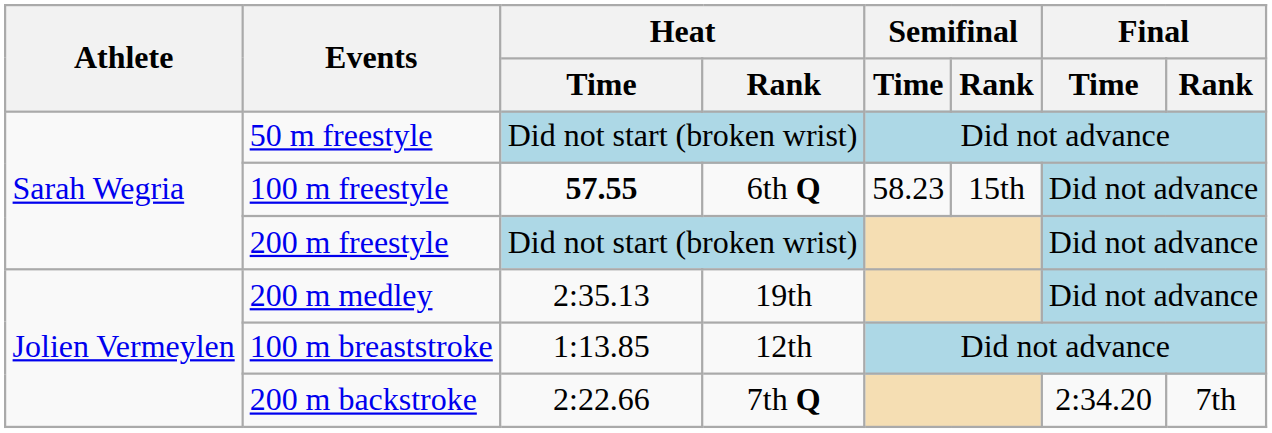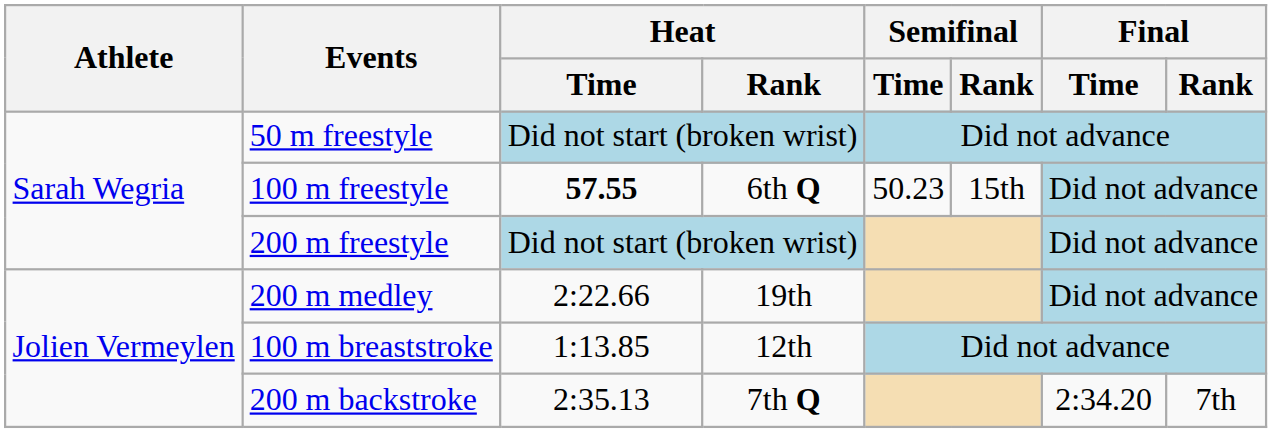(908, 189) 58.23 -> (908, 189) 50.23
(601, 294) 2:35.13 -> (601, 294) 2:22.66
(601, 400) 2:22.66 -> (601, 400) 2:35.13
